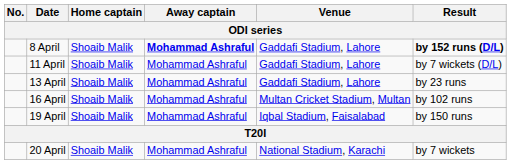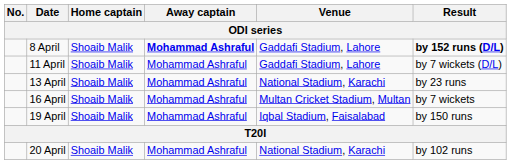(320, 82) Gaddafi Stadium, Lahore -> (322, 82) National Stadium, Karachi
(444, 99) by 102 runs -> (445, 99) by 7 wickets
(445, 151) by 7 wickets -> (444, 151) by 102 runs
